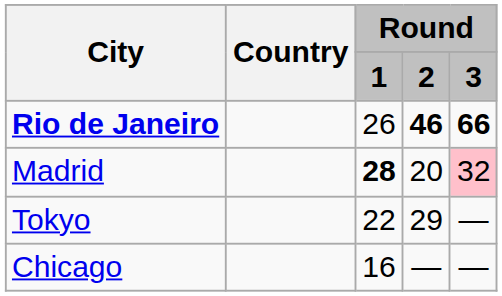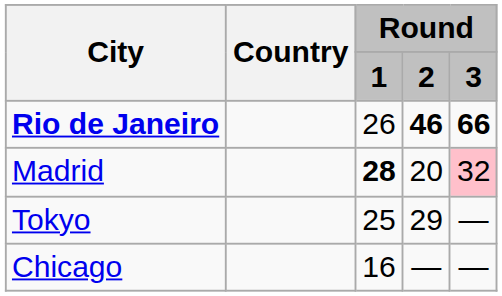(379, 219) 22 -> (379, 219) 25
